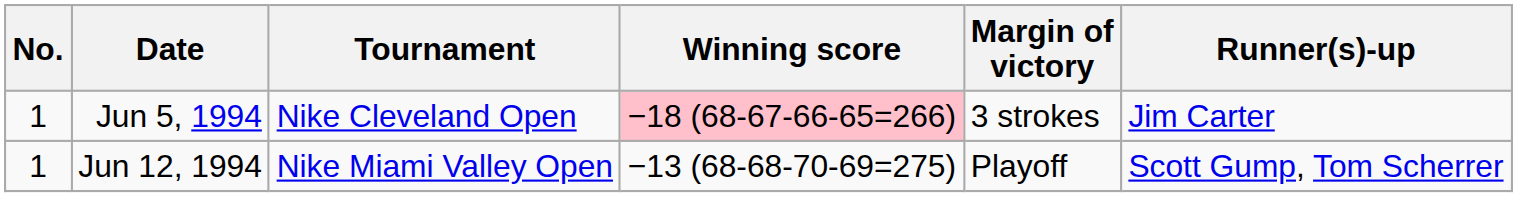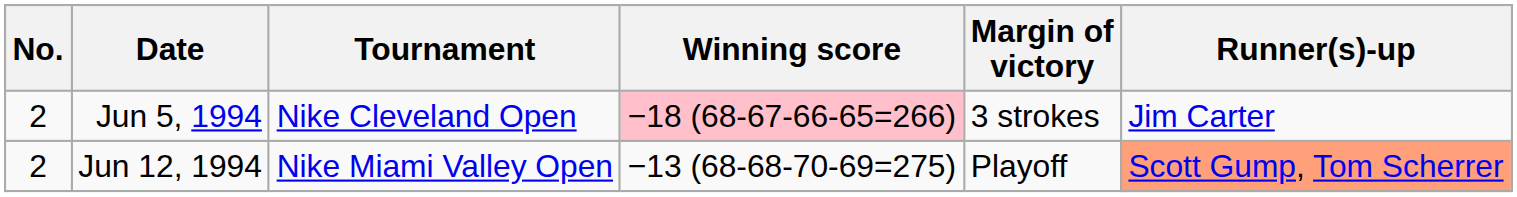(38, 116) 1 -> (38, 116) 2
(38, 166) 1 -> (38, 166) 2
(1316, 166) no background -> (1316, 166) lightsalmon background
